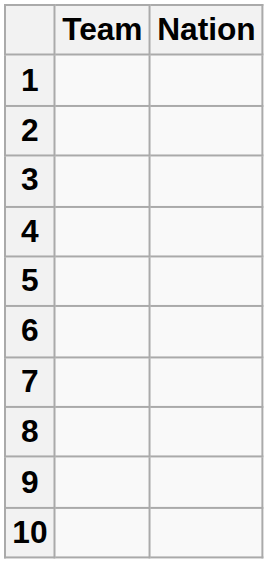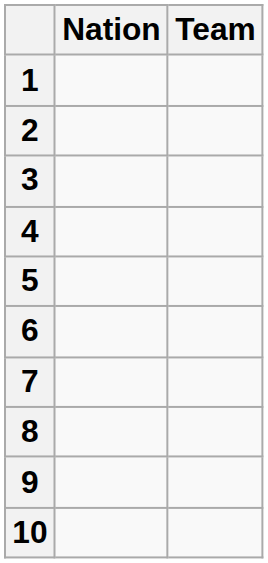columns swapped: (102, 29) <-> (206, 29)
